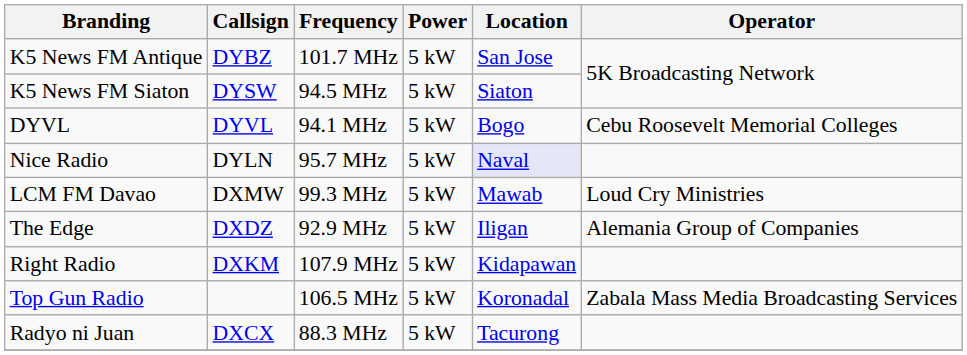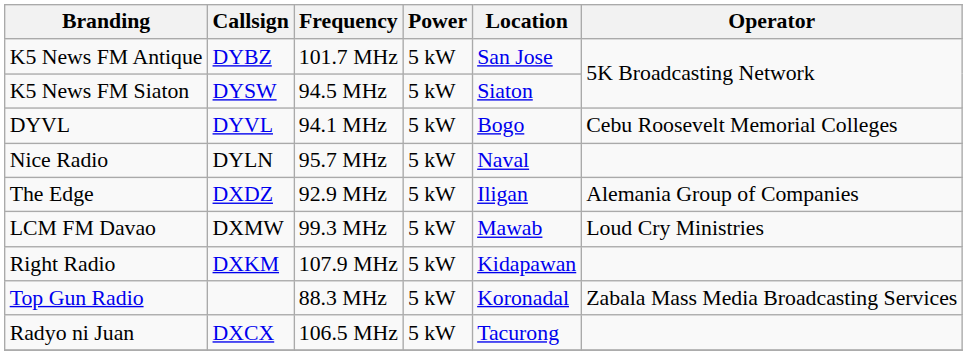(503, 159) lavender background -> (503, 159) no background
rows swapped: (52, 228) <-> (83, 194)
(348, 297) 106.5 MHz -> (343, 297) 88.3 MHz
(343, 332) 88.3 MHz -> (348, 332) 106.5 MHz
